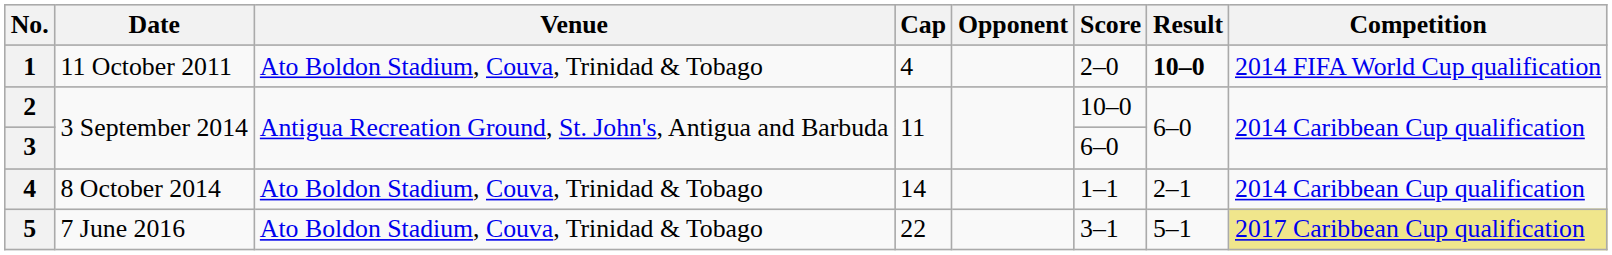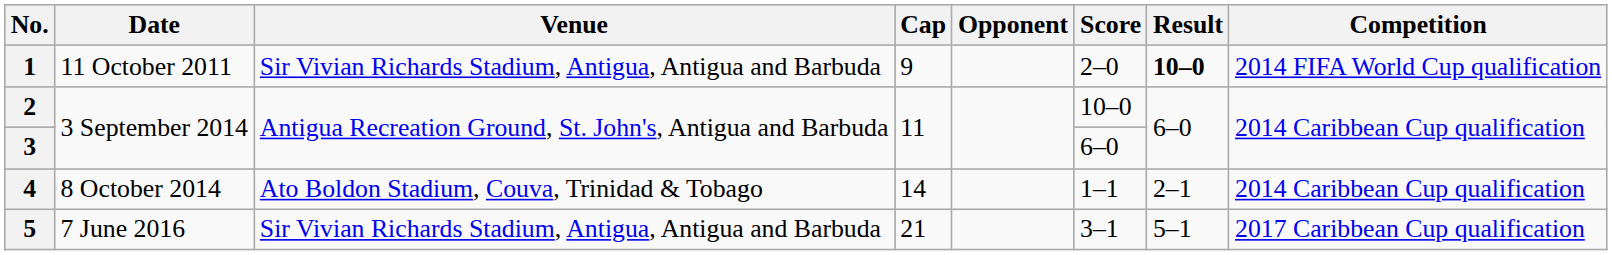(511, 65) Ato Boldon Stadium, Couva, Trinidad & Tobago -> (570, 65) Sir Vivian Richards Stadium, Antigua, Antigua and Barbuda
(907, 65) 4 -> (907, 65) 9
(511, 229) Ato Boldon Stadium, Couva, Trinidad & Tobago -> (570, 229) Sir Vivian Richards Stadium, Antigua, Antigua and Barbuda
(913, 229) 22 -> (913, 229) 21
(1410, 229) khaki background -> (1410, 229) no background
